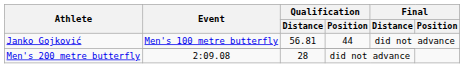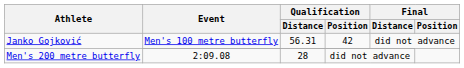(303, 40) 56.81 -> (303, 40) 56.31
(348, 40) 44 -> (348, 40) 42
